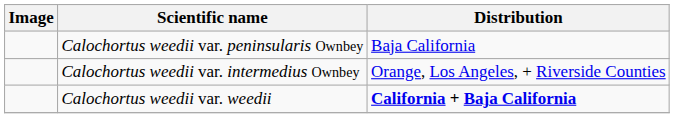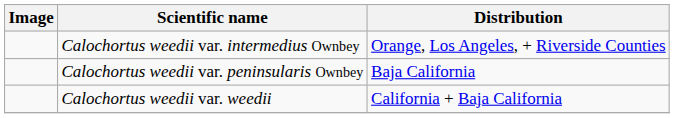rows swapped: (210, 71) <-> (212, 44)
(474, 98) bold -> (467, 98) normal
